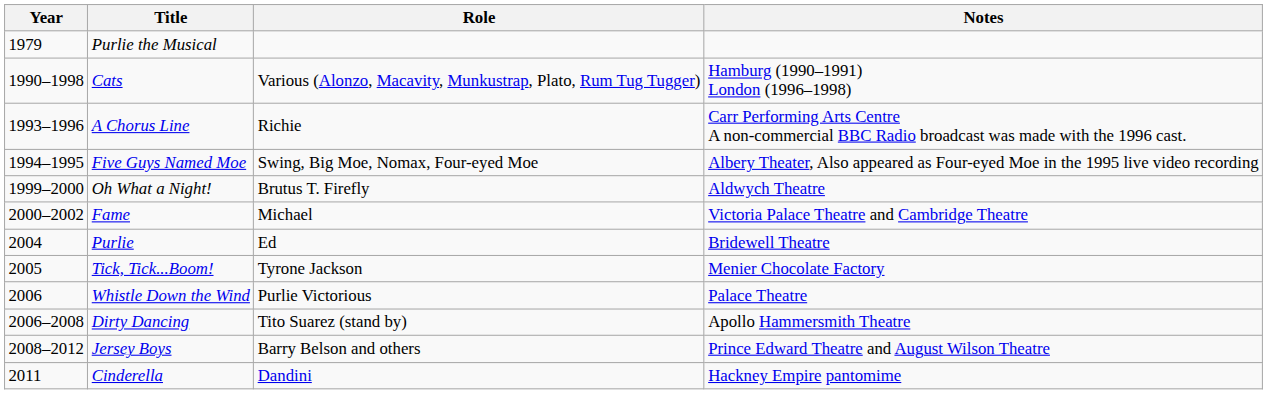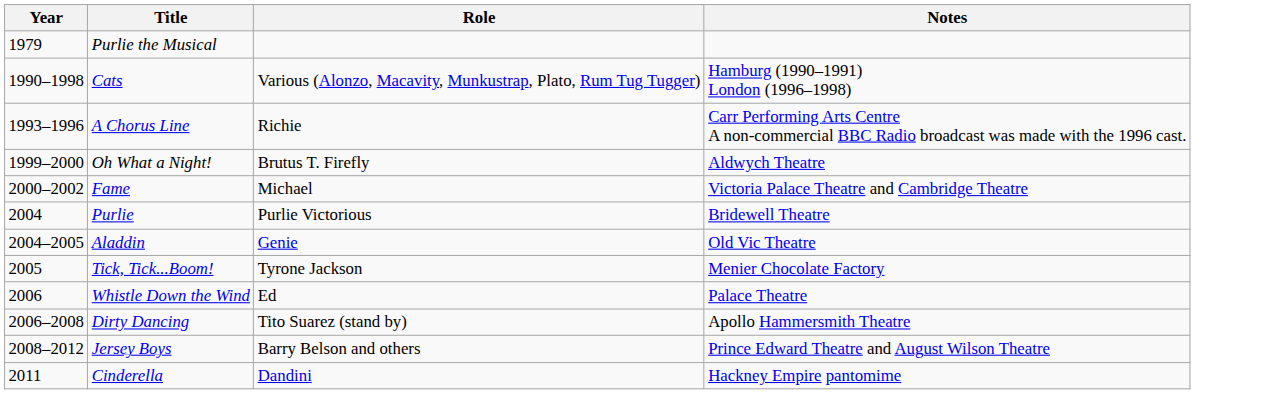- row: (169, 162)
(267, 242) Ed -> (315, 215) Purlie Victorious
+ row: (118, 242)
(315, 295) Purlie Victorious -> (267, 295) Ed
